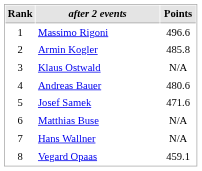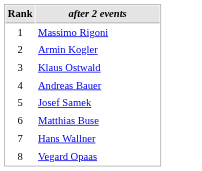- column: (178, 14)
